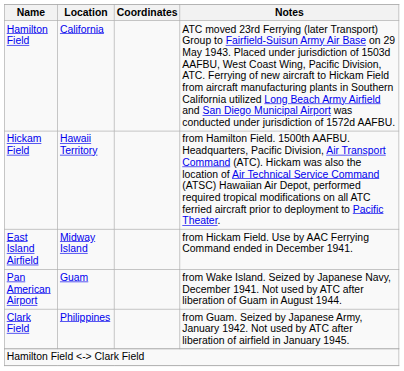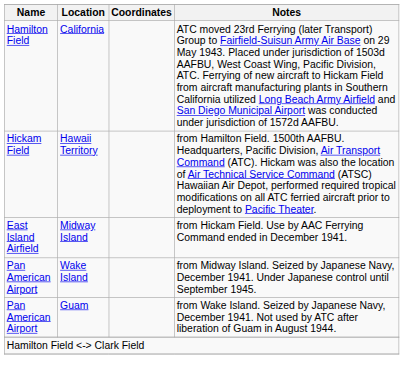+ row: (74, 271)
- row: (85, 317)
